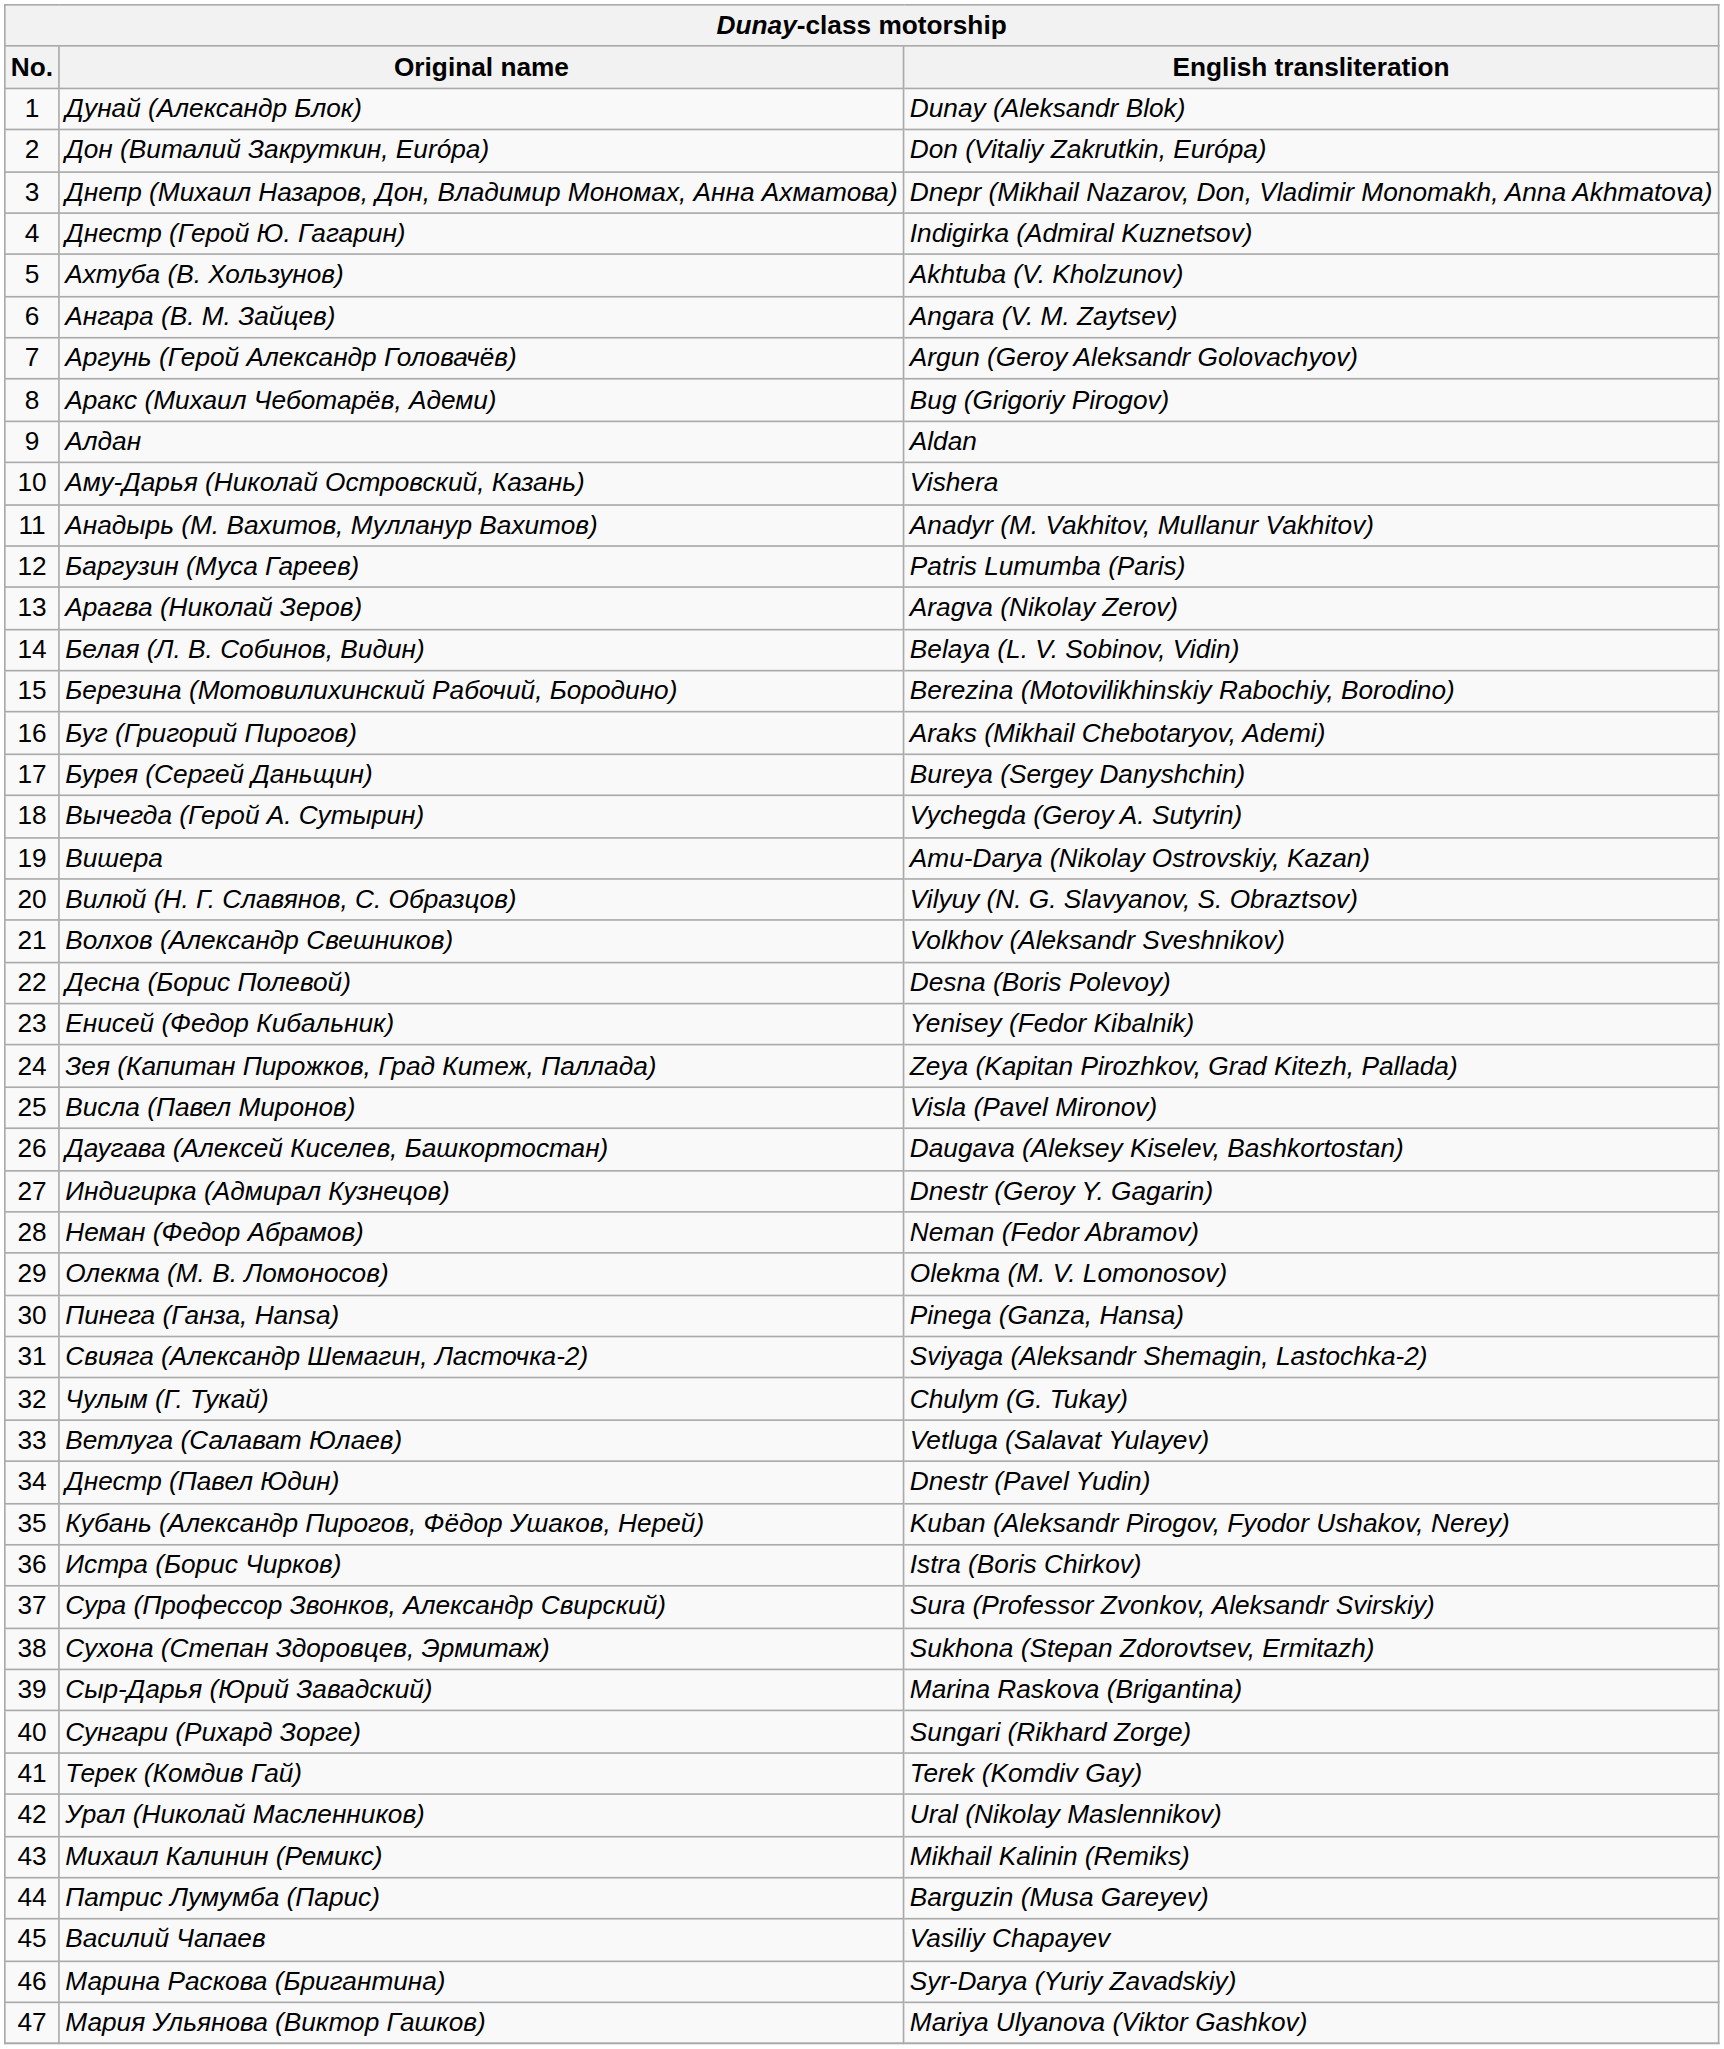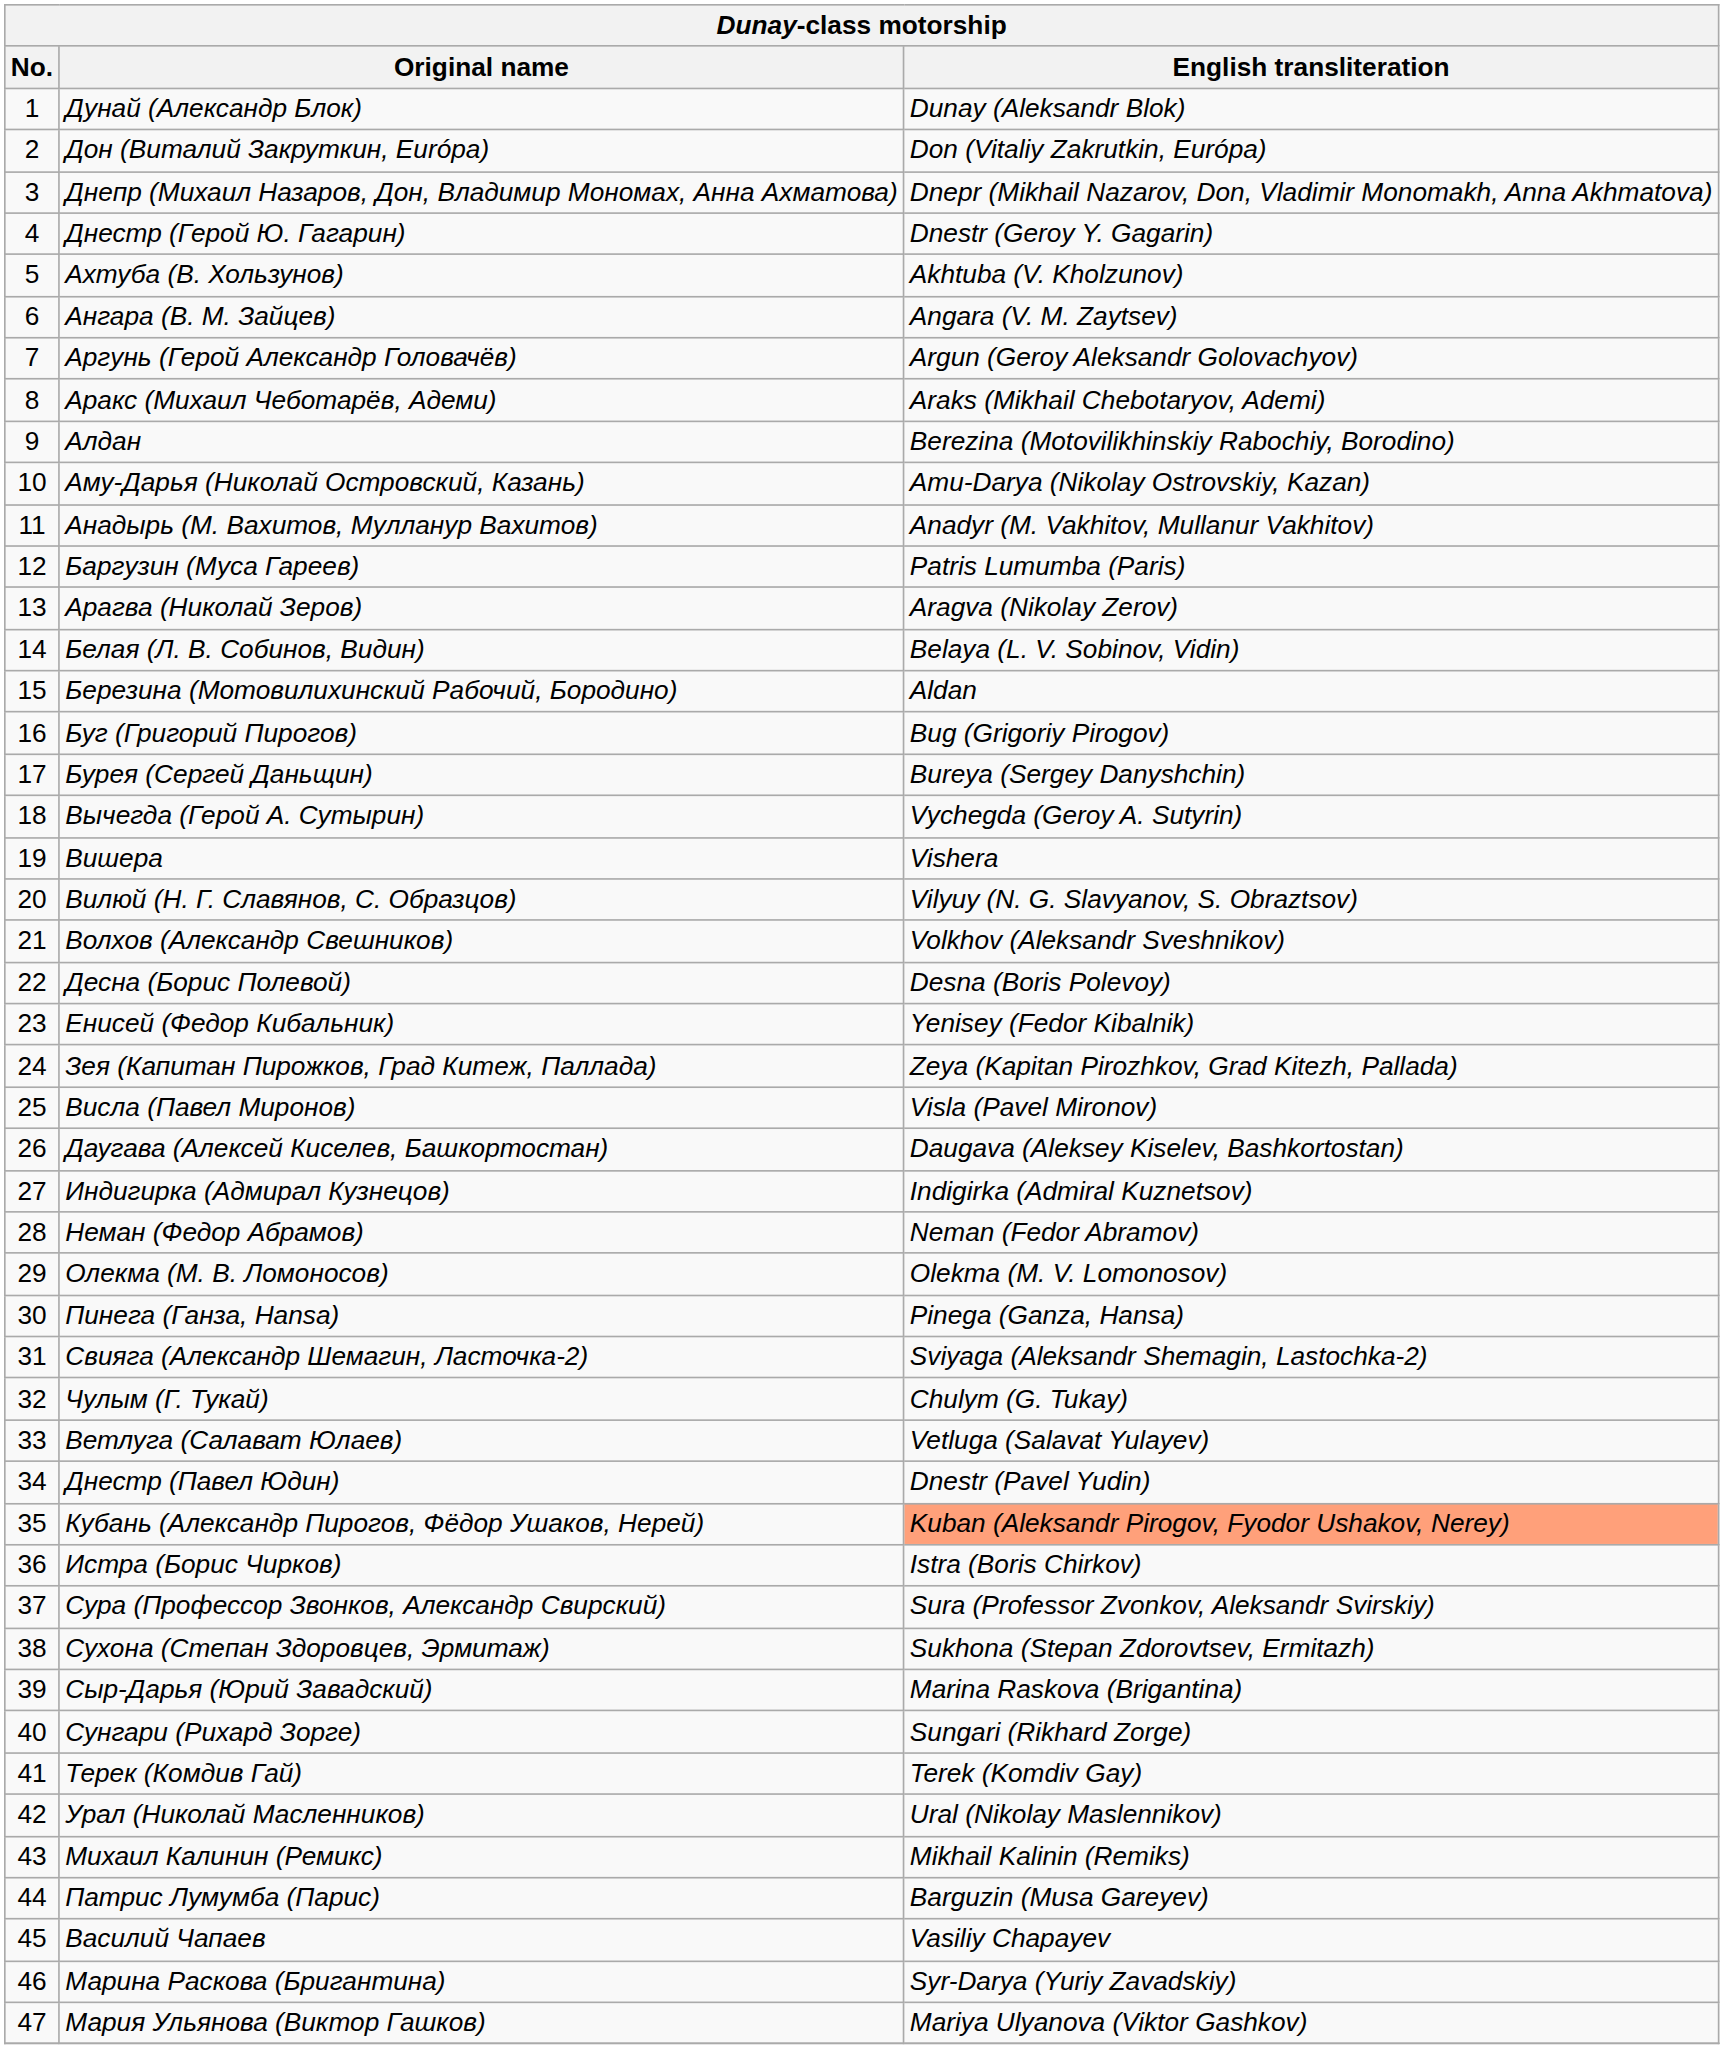(1081, 233) Indigirka (Admiral Kuznetsov) -> (1061, 233) Dnestr (Geroy Y. Gagarin)
(1040, 399) Bug (Grigoriy Pirogov) -> (1118, 399) Araks (Mikhail Chebotaryov, Ademi)
(943, 441) Aldan -> (1182, 441) Berezina (Motovilikhinskiy Rabochiy, Borodino)
(954, 483) Vishera -> (1140, 483) Amu-Darya (Nikolay Ostrovskiy, Kazan)
(1182, 691) Berezina (Motovilikhinskiy Rabochiy, Borodino) -> (943, 691) Aldan
(1118, 732) Araks (Mikhail Chebotaryov, Ademi) -> (1040, 732) Bug (Grigoriy Pirogov)
(1140, 857) Amu-Darya (Nikolay Ostrovskiy, Kazan) -> (954, 857) Vishera
(1061, 1190) Dnestr (Geroy Y. Gagarin) -> (1081, 1190) Indigirka (Admiral Kuznetsov)
(1210, 1523) no background -> (1210, 1523) lightsalmon background
